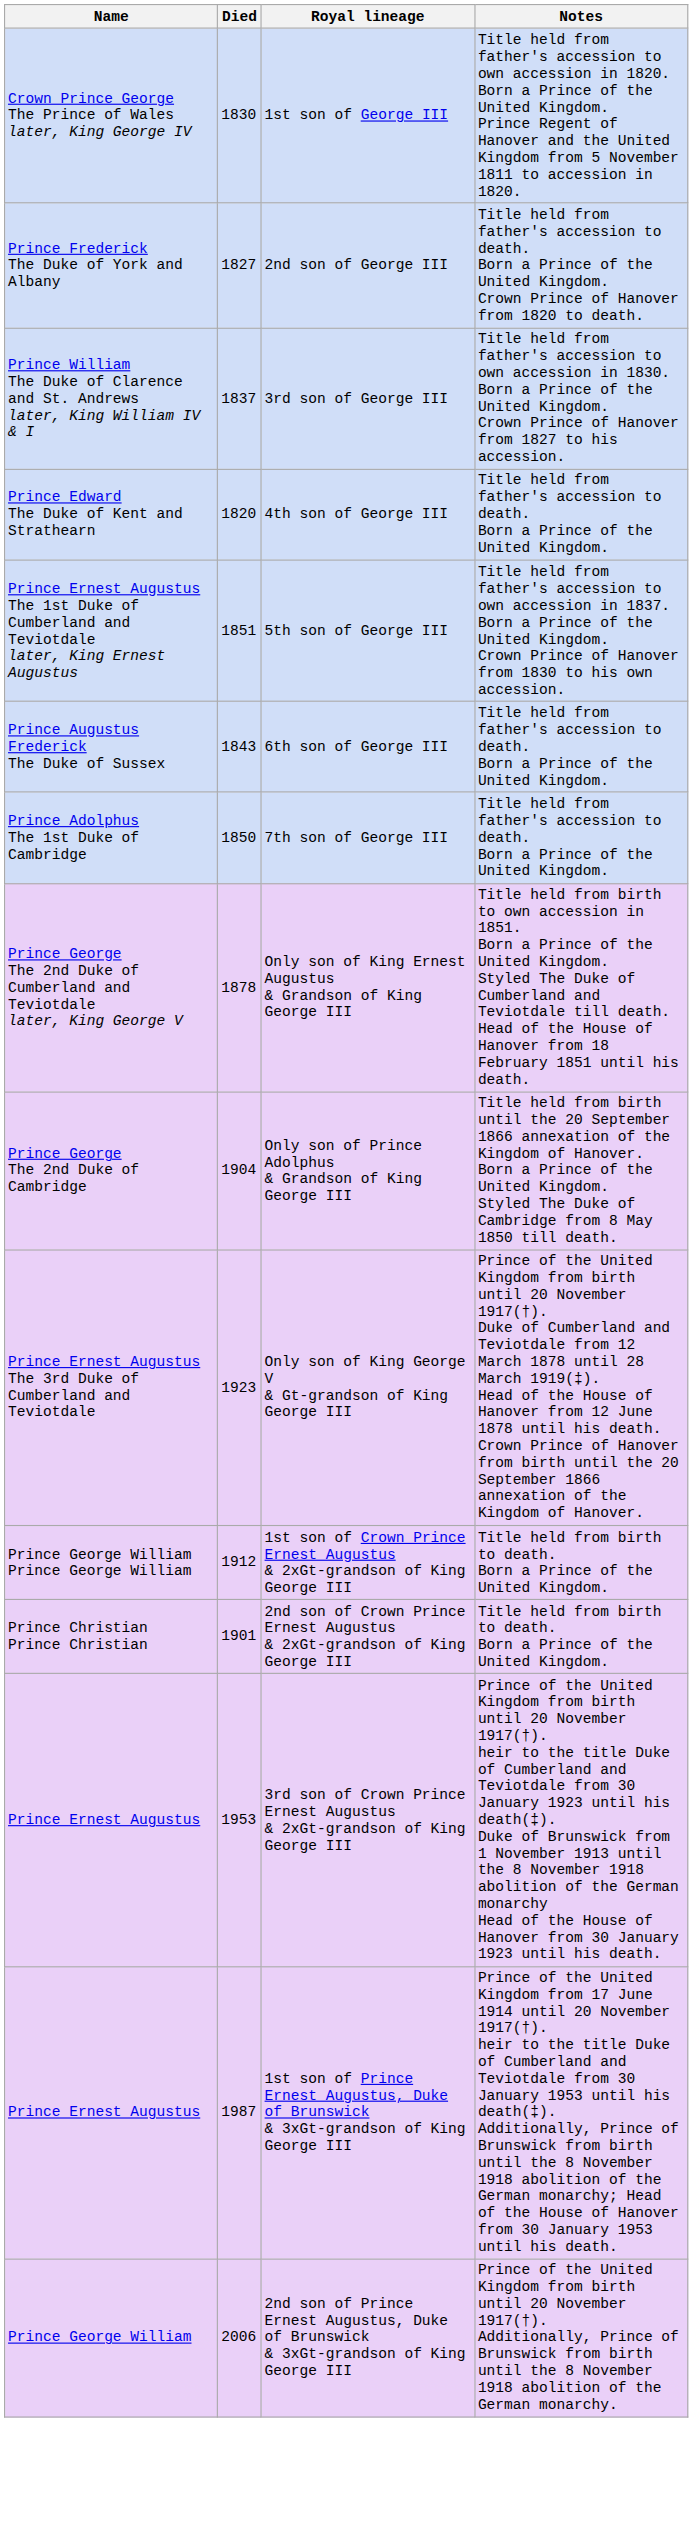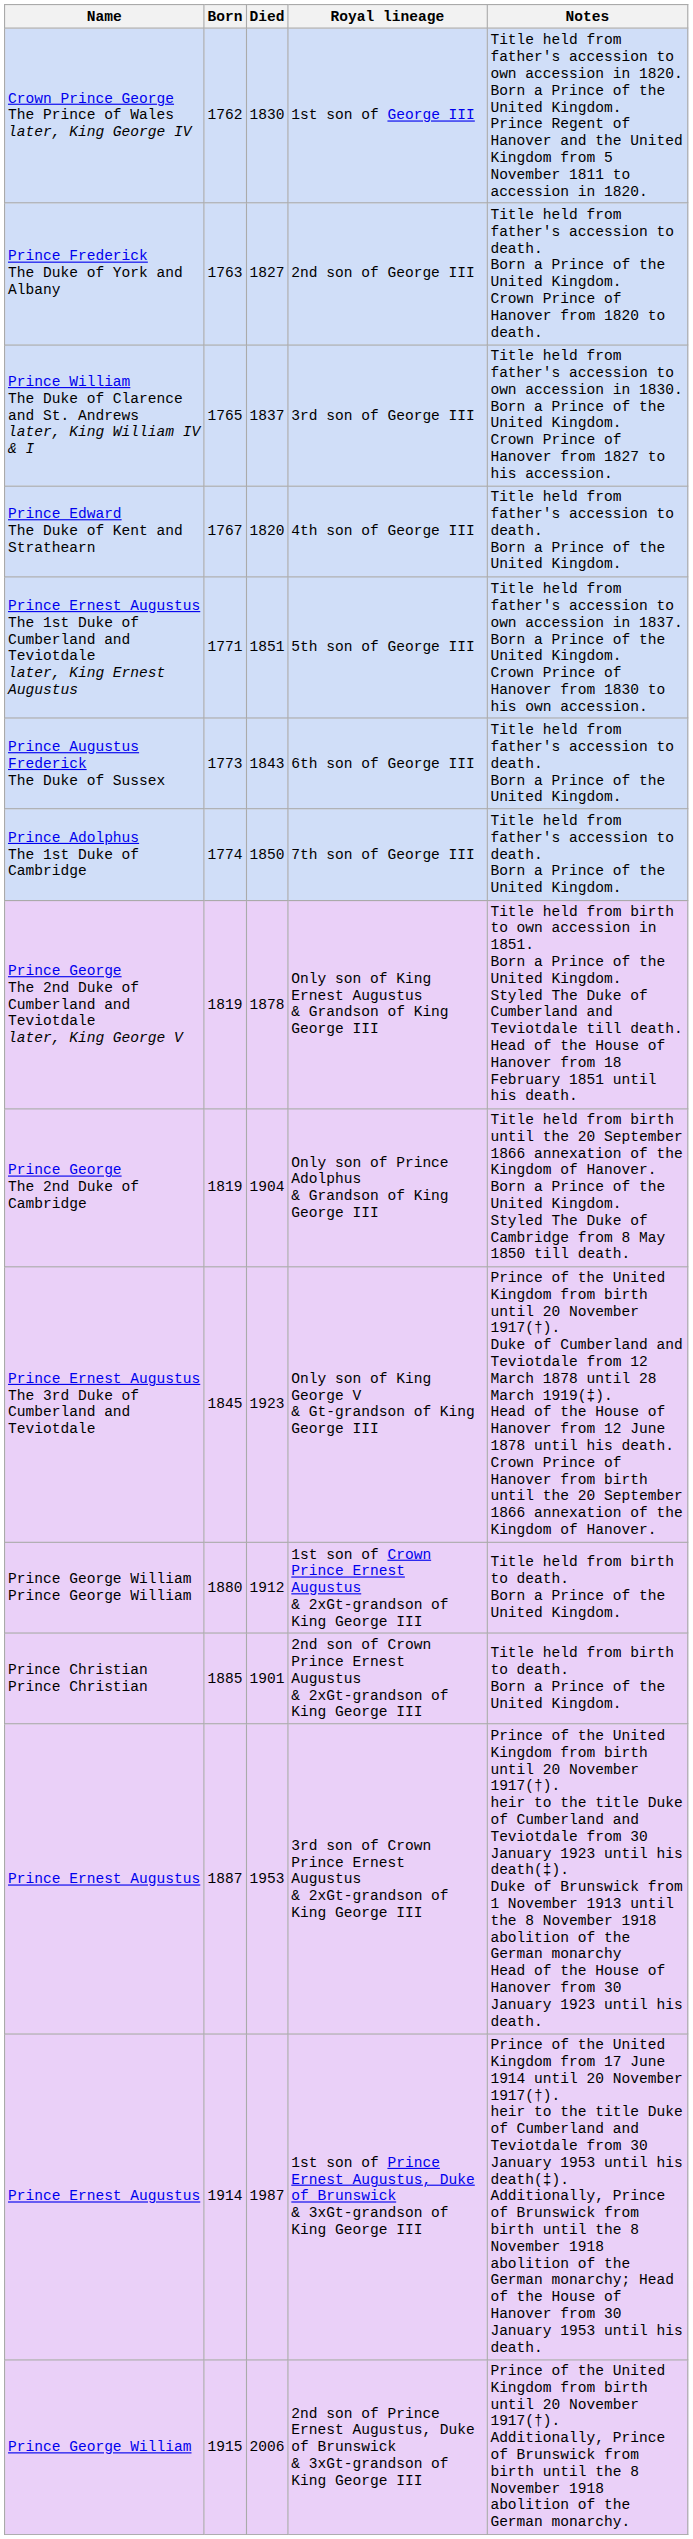+ column: (225, 16)
